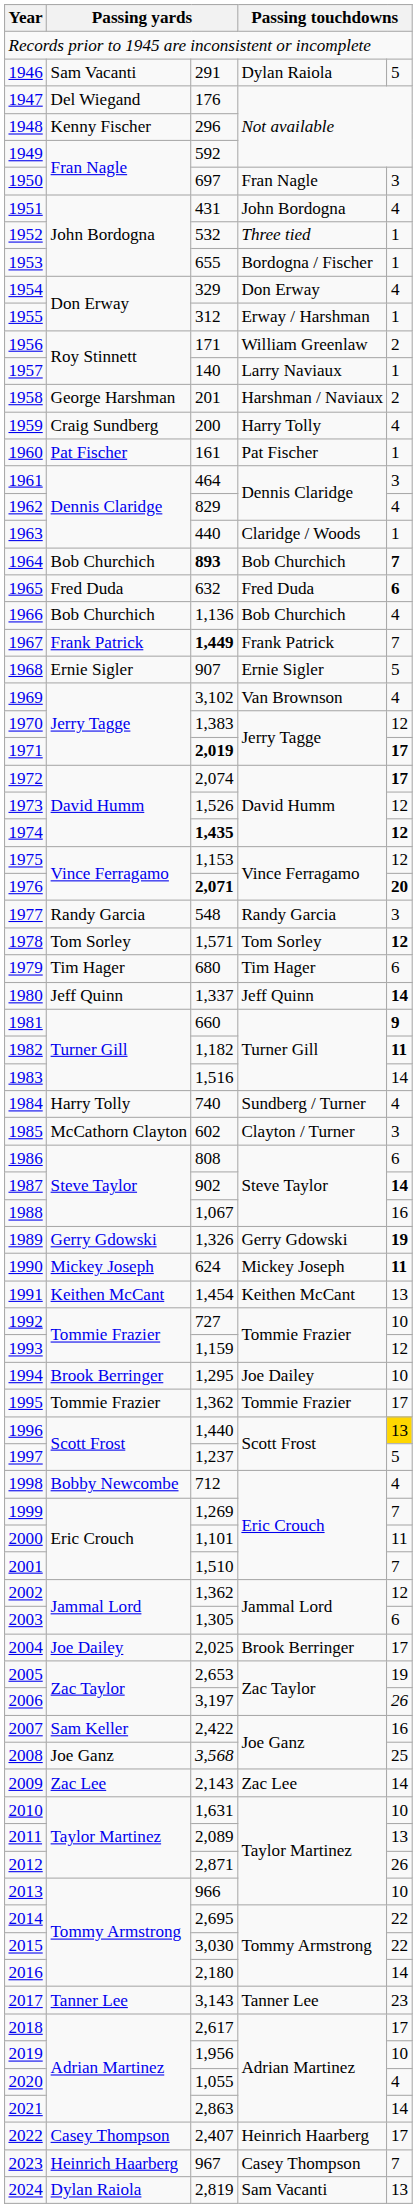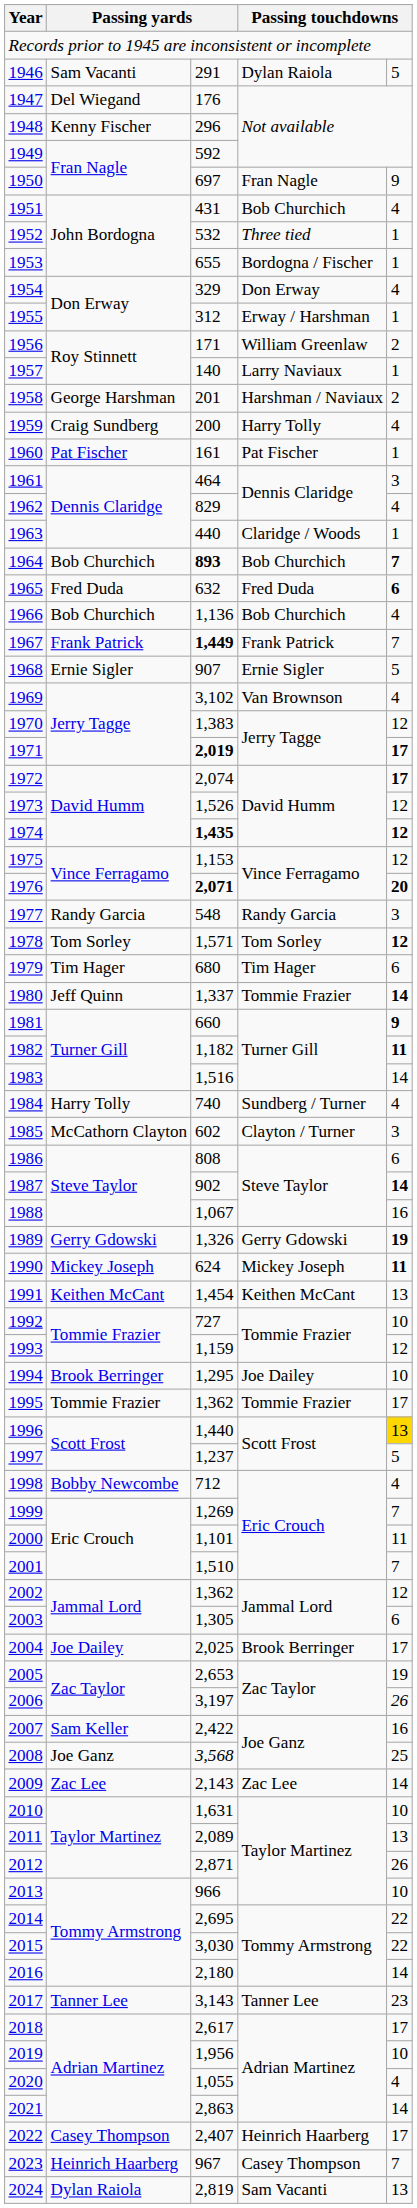(395, 180) 3 -> (395, 180) 9
(293, 208) John Bordogna -> (293, 208) Bob Churchich
(278, 995) Jeff Quinn -> (296, 995) Tommie Frazier
